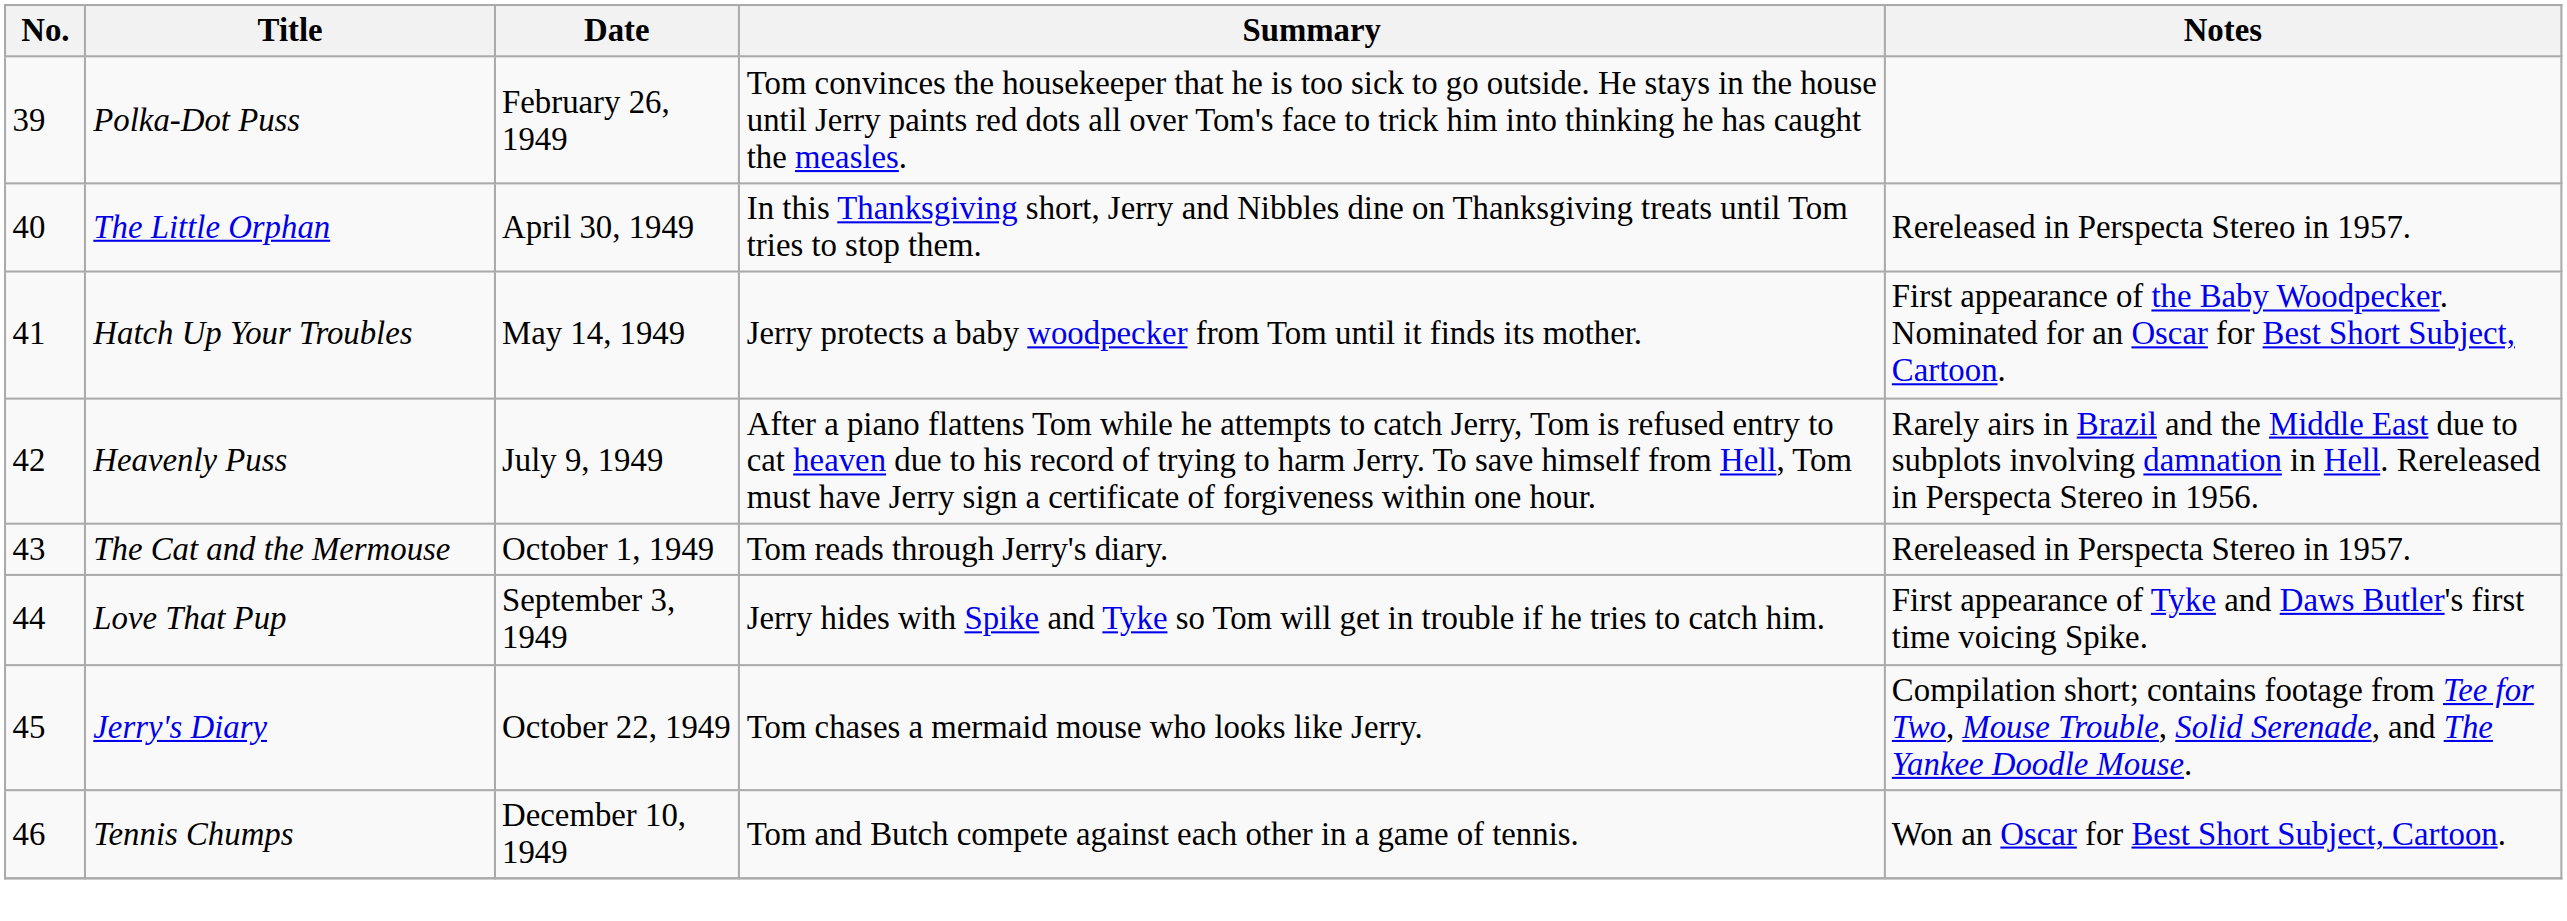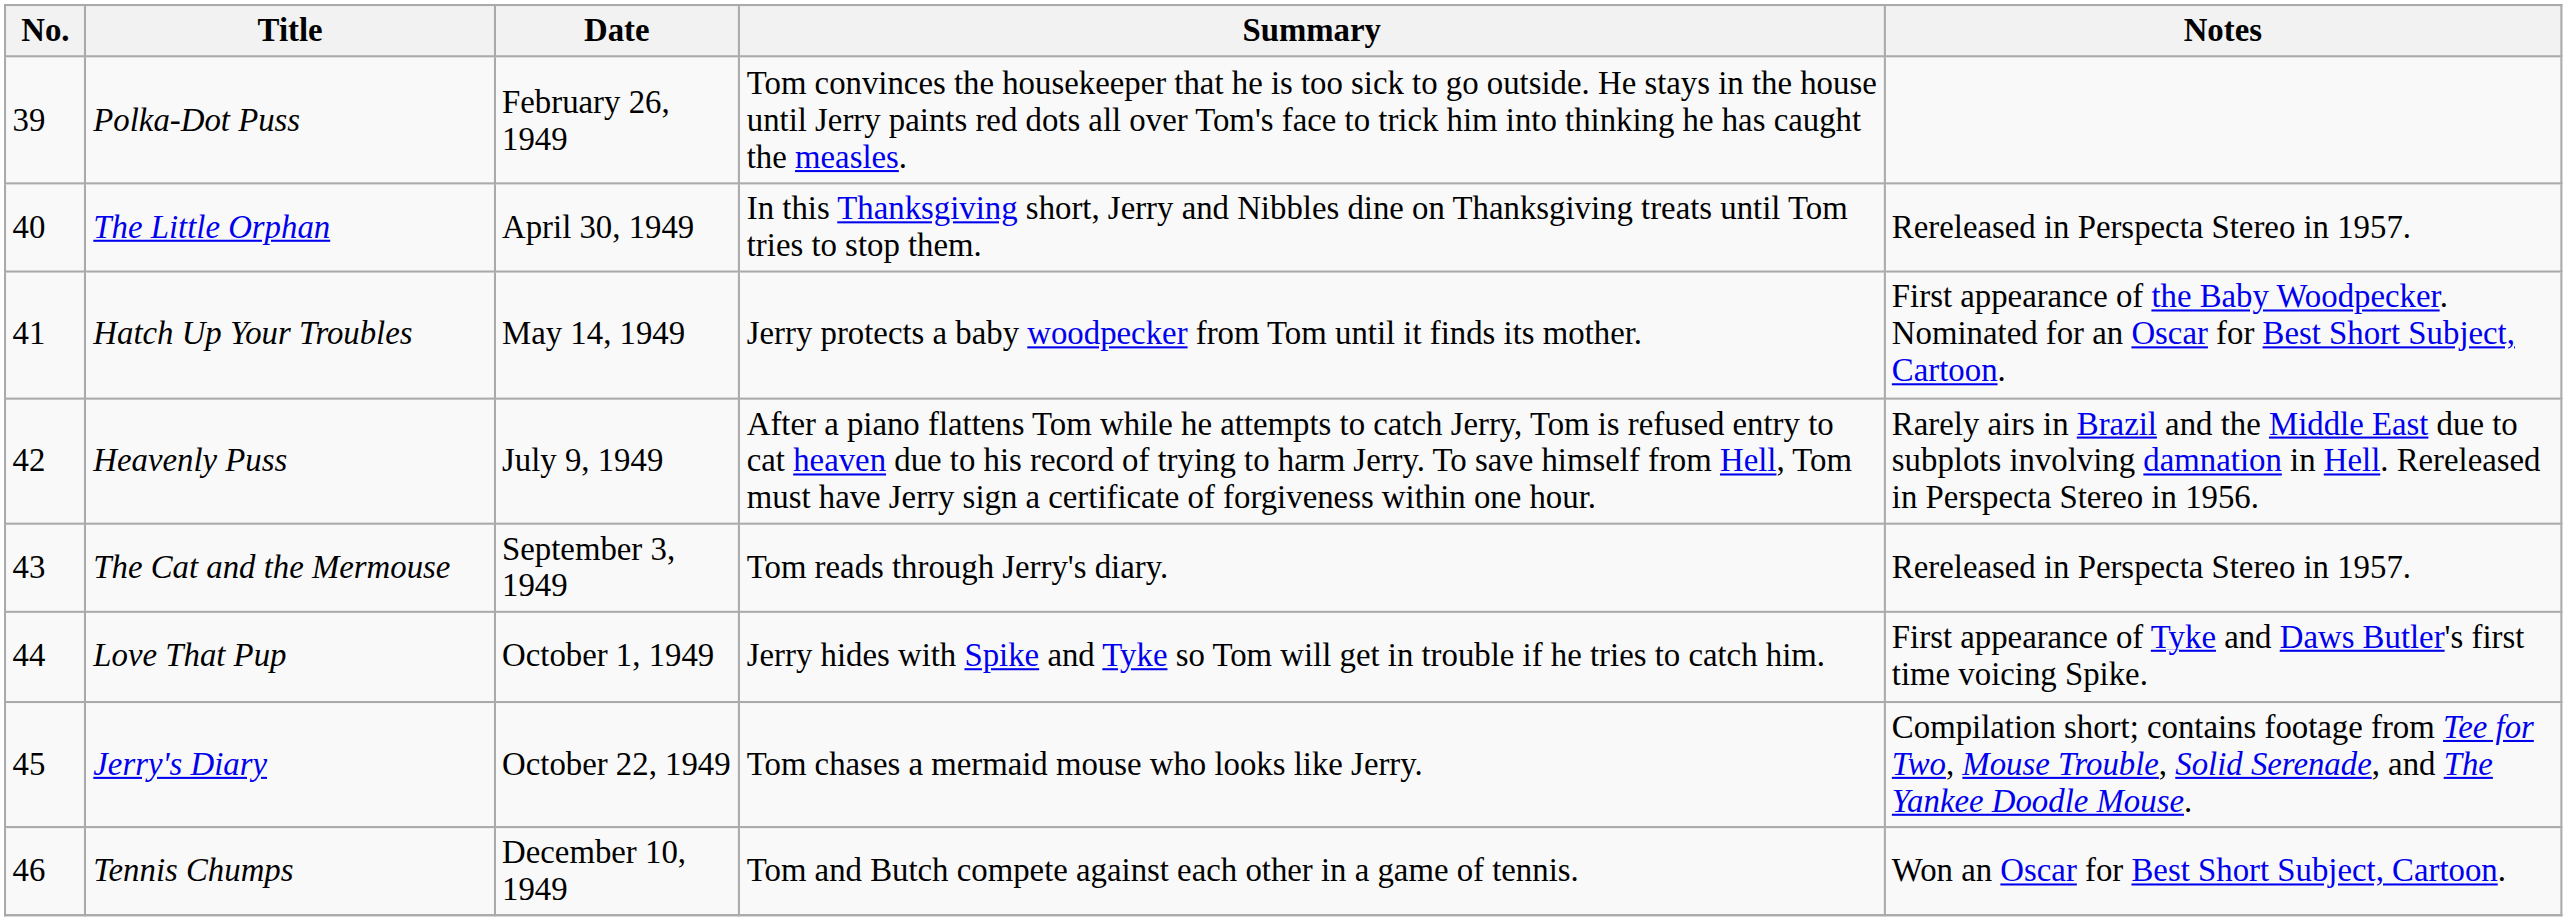(608, 548) October 1, 1949 -> (589, 567) September 3, 1949
(589, 619) September 3, 1949 -> (608, 656) October 1, 1949
